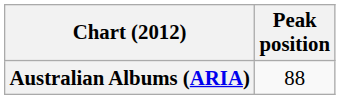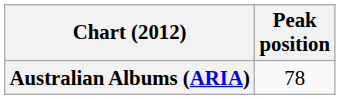(295, 77) 88 -> (295, 77) 78
